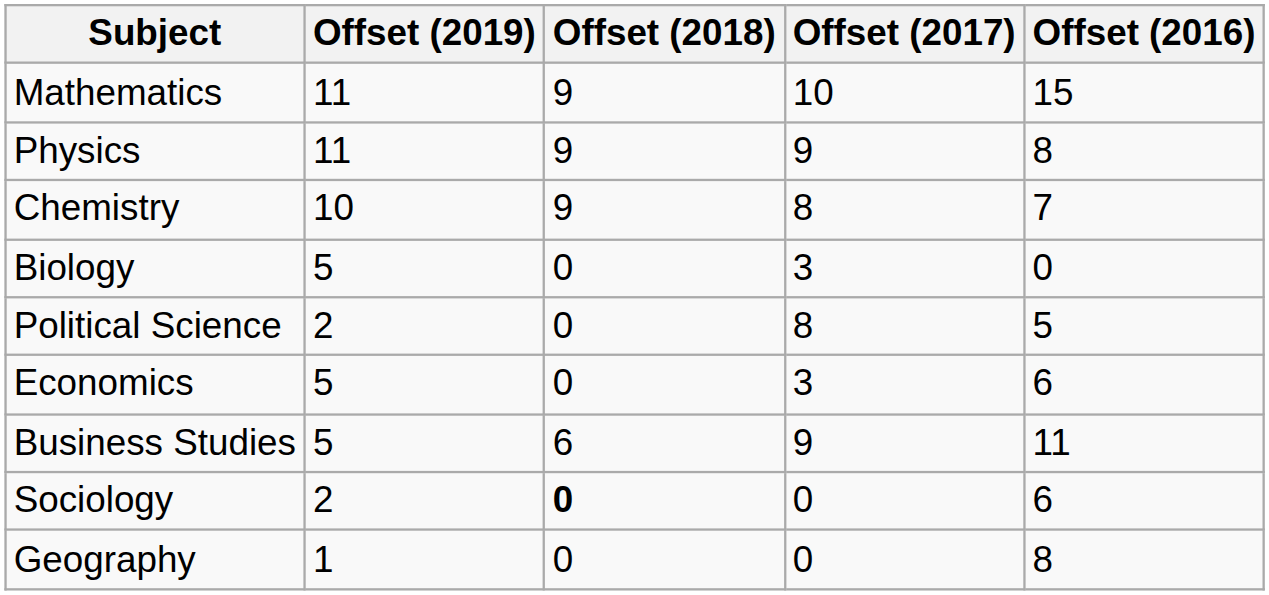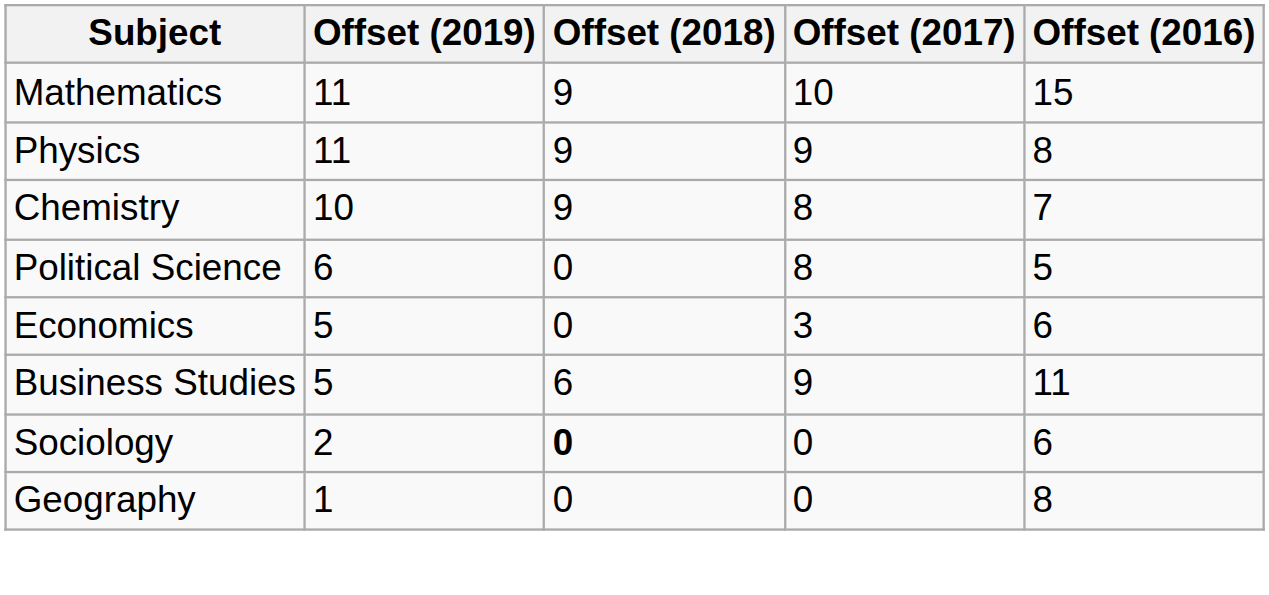- row: (74, 267)
(323, 325) 2 -> (323, 267) 6
